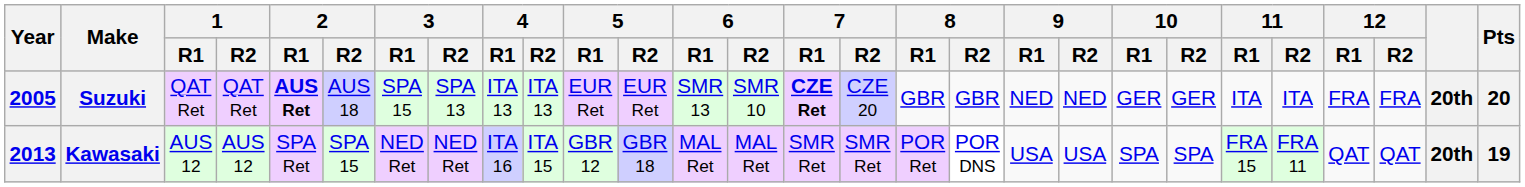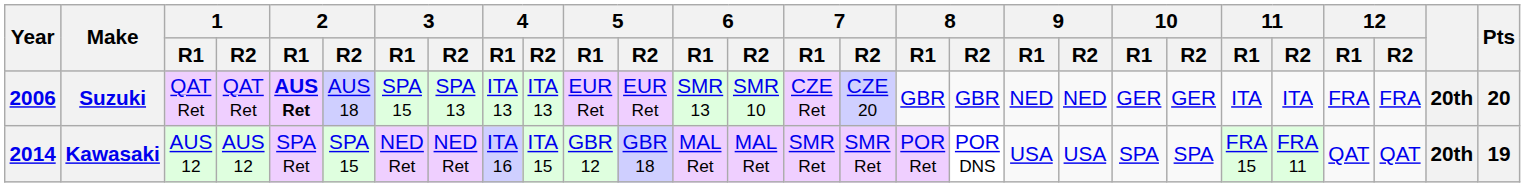(33, 99) 2005 -> (33, 99) 2006
(812, 99) bold -> (812, 99) normal
(33, 154) 2013 -> (33, 154) 2014
